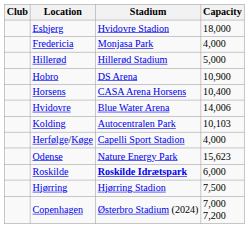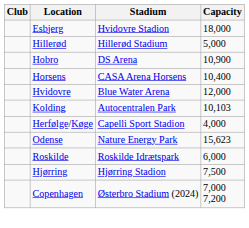- row: (53, 44)
(217, 108) 14,006 -> (217, 92) 12,000
(142, 172) bold -> (138, 156) normal
